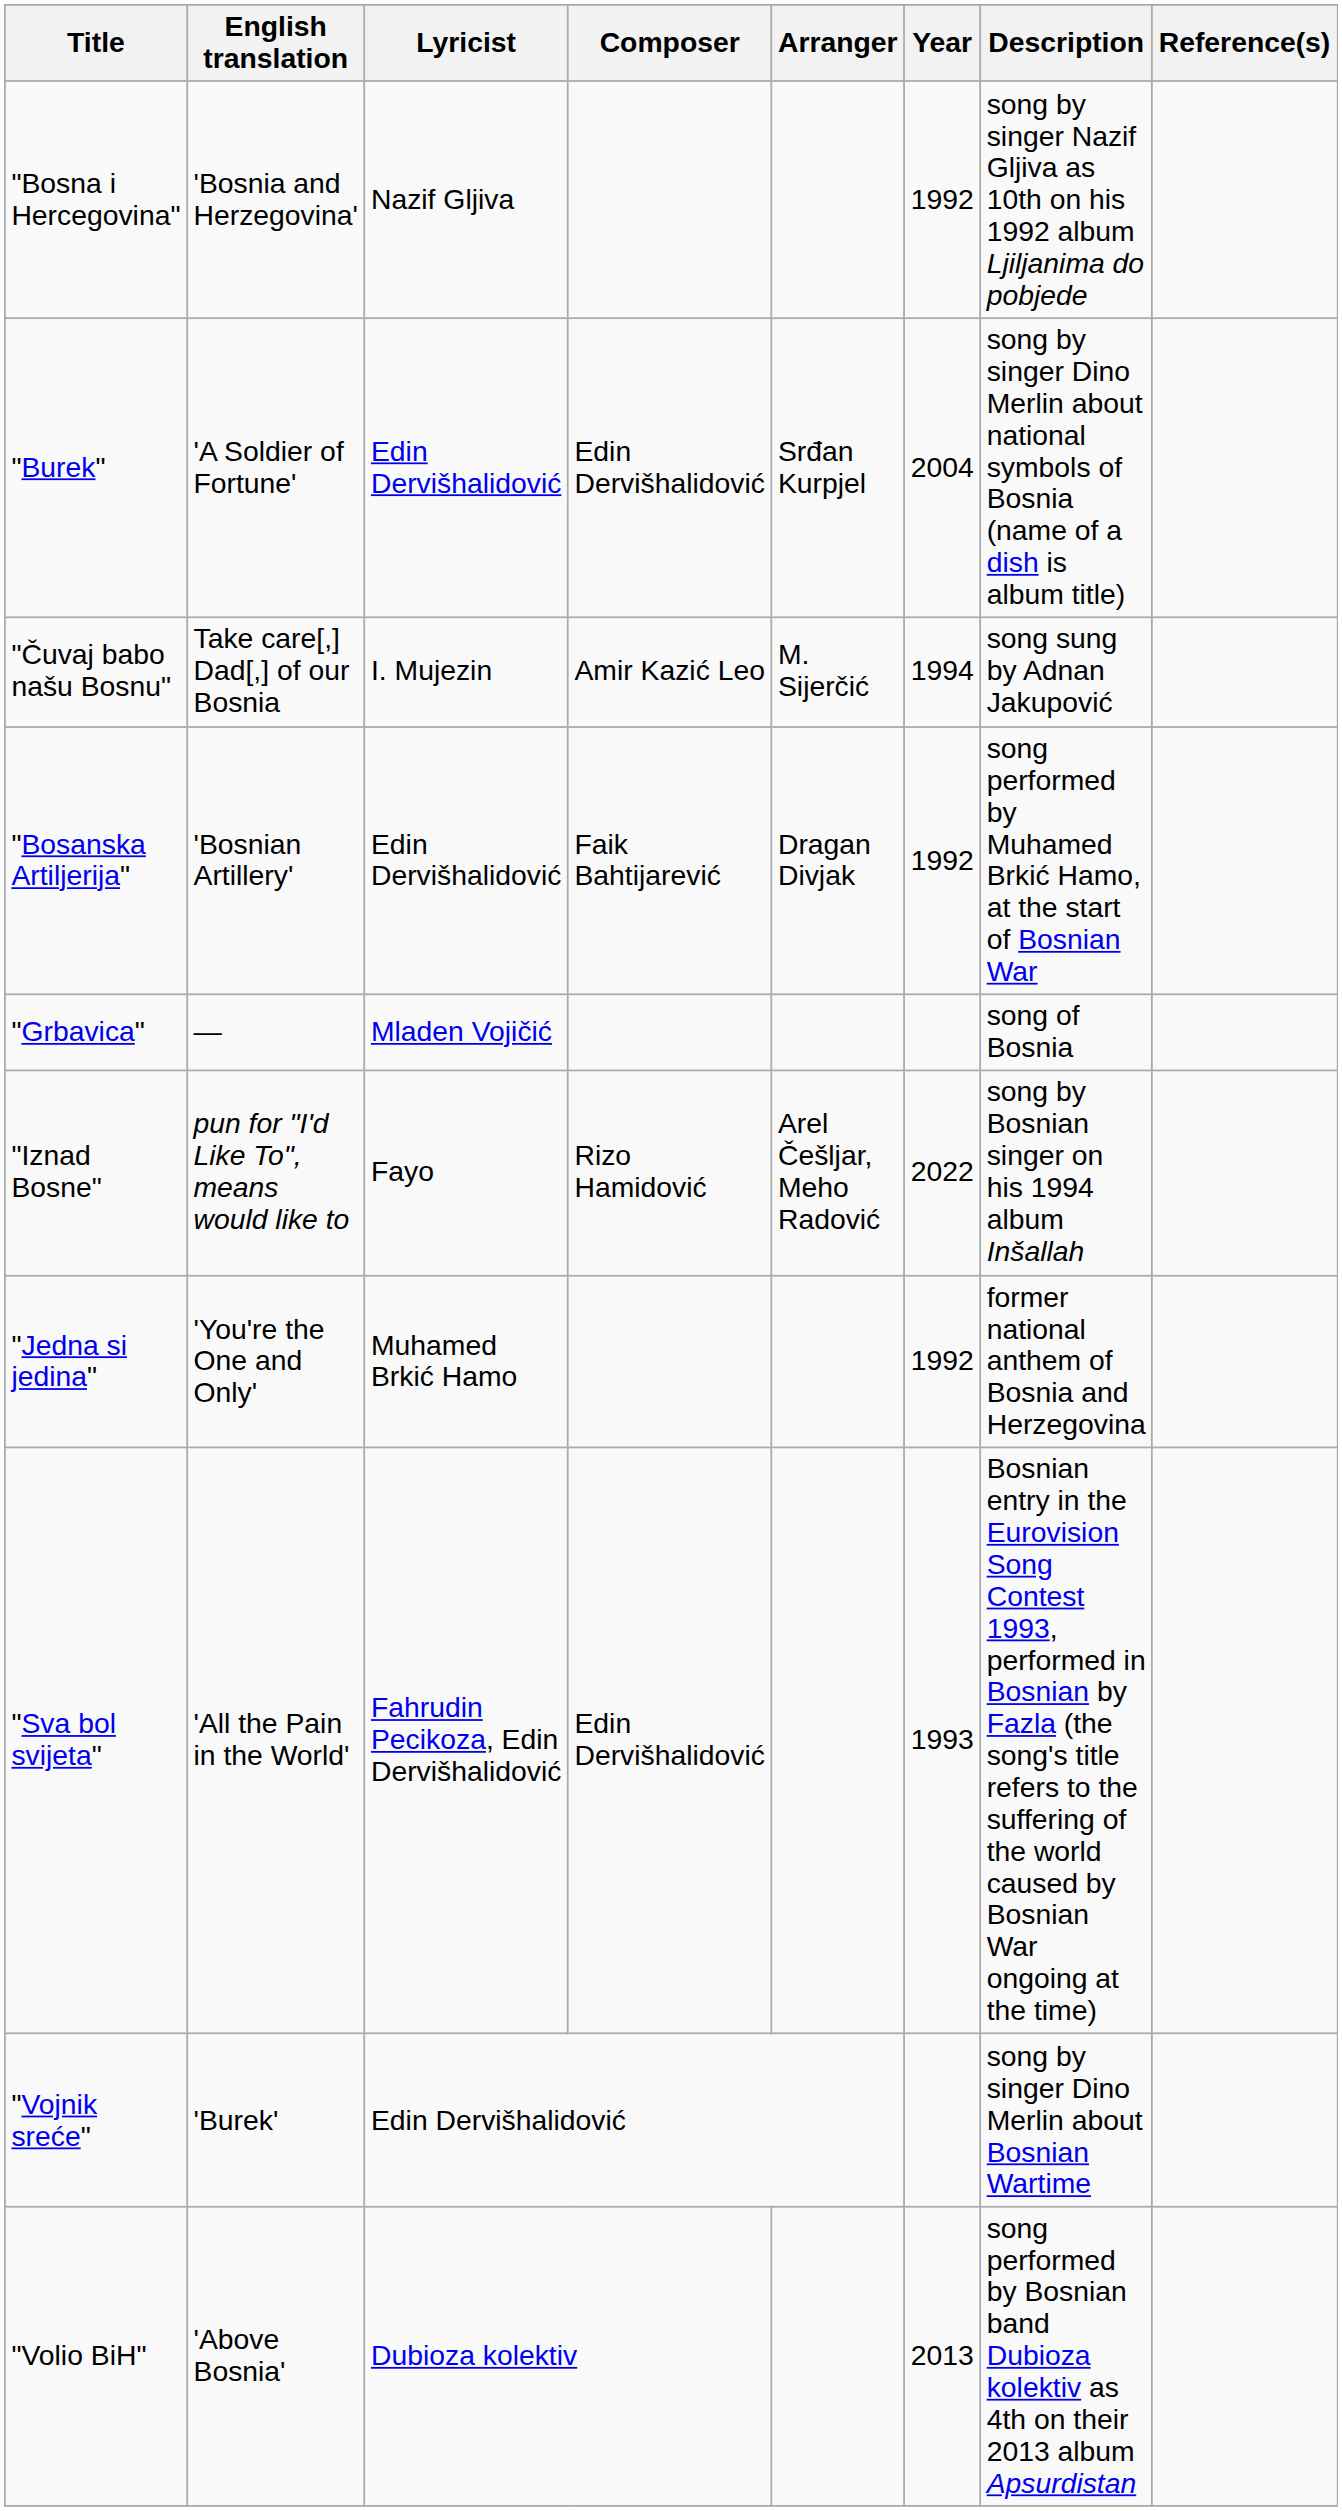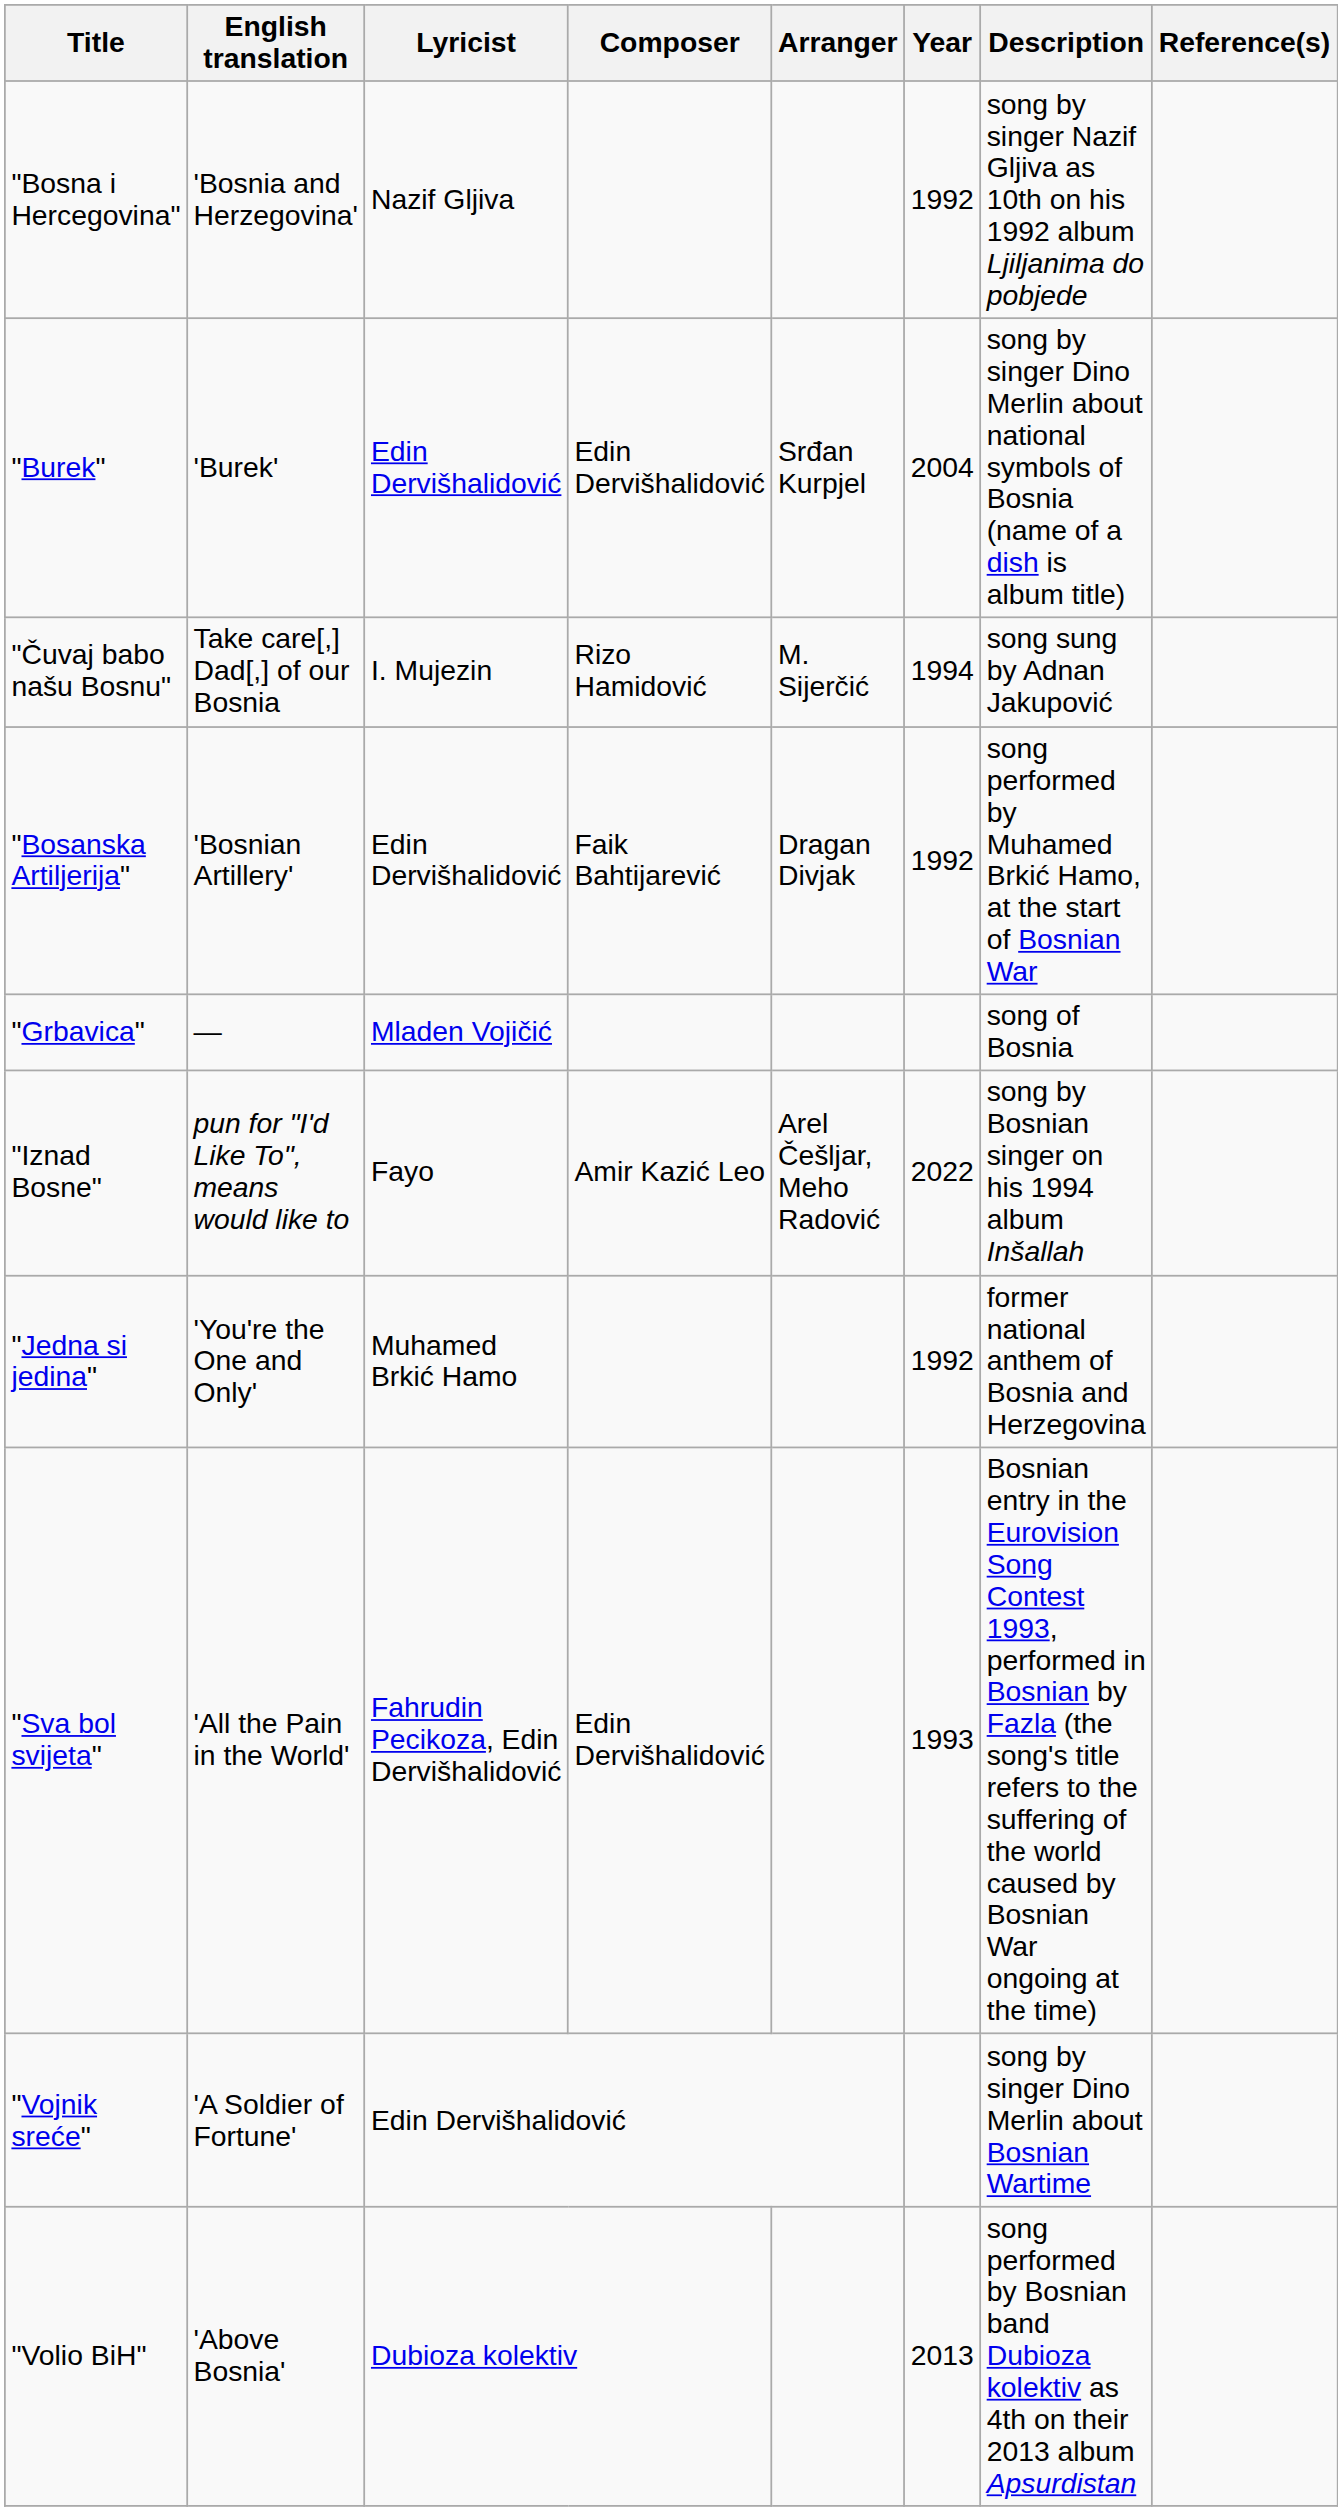(269, 467) 'A Soldier of Fortune' -> (236, 467) 'Burek'
(670, 671) Amir Kazić Leo -> (641, 671) Rizo Hamidović
(641, 1172) Rizo Hamidović -> (670, 1172) Amir Kazić Leo
(236, 2119) 'Burek' -> (269, 2119) 'A Soldier of Fortune'
